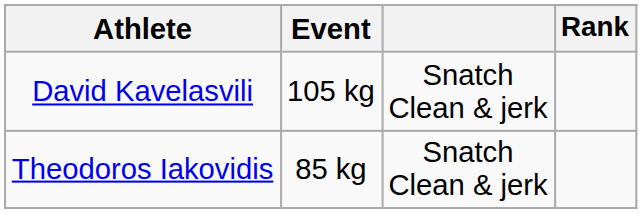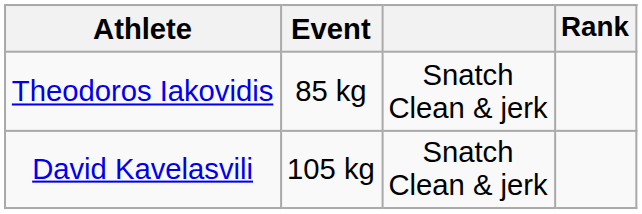rows swapped: (143, 91) <-> (143, 170)
